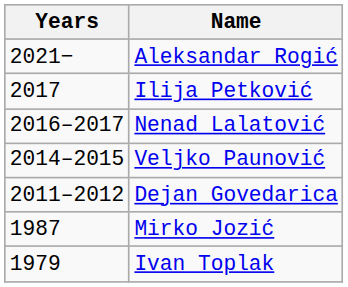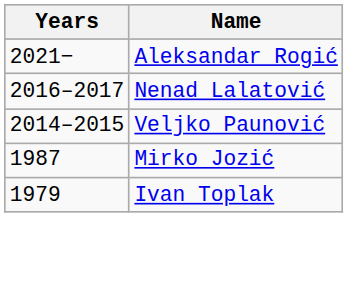- row: (223, 91)
- row: (236, 195)
